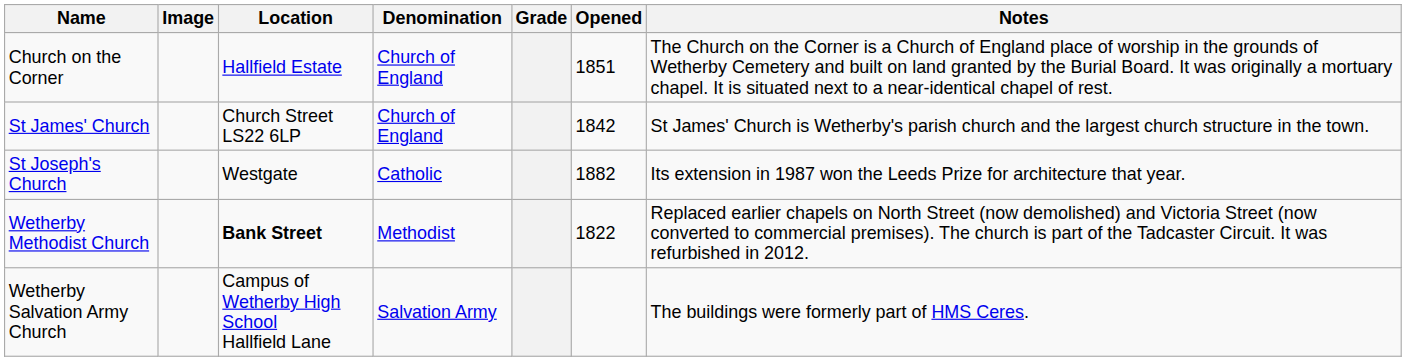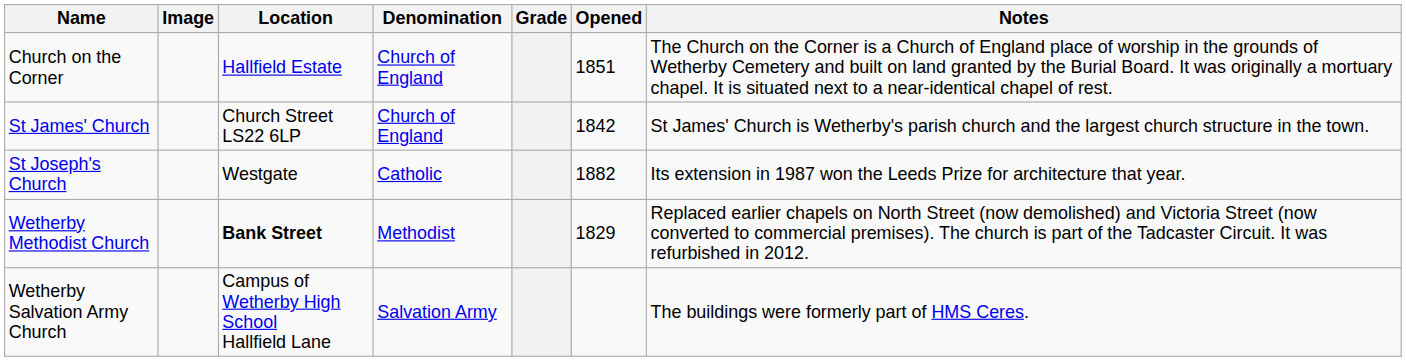(596, 233) 1822 -> (596, 233) 1829
